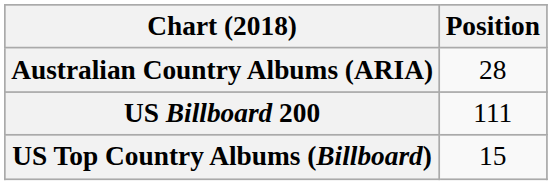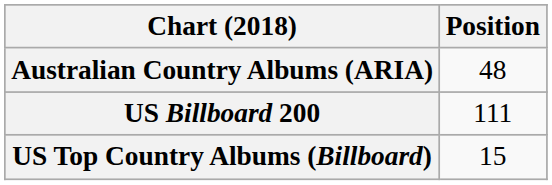(493, 69) 28 -> (493, 69) 48
